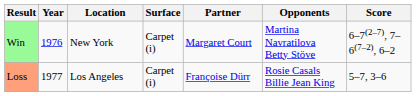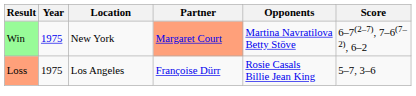- column: (163, 13)
(52, 42) 1976 -> (52, 38) 1975
(219, 42) no background -> (189, 38) lightsalmon background
(52, 77) 1977 -> (52, 70) 1975
